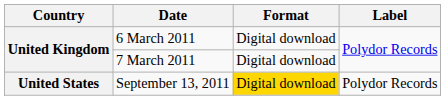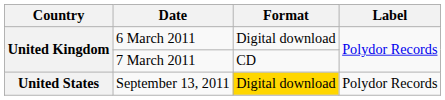(286, 60) Digital download -> (246, 60) CD
